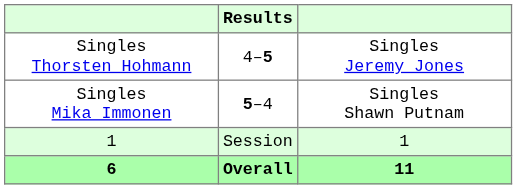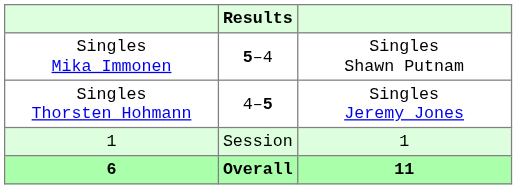rows swapped: (112, 104) <-> (112, 56)
